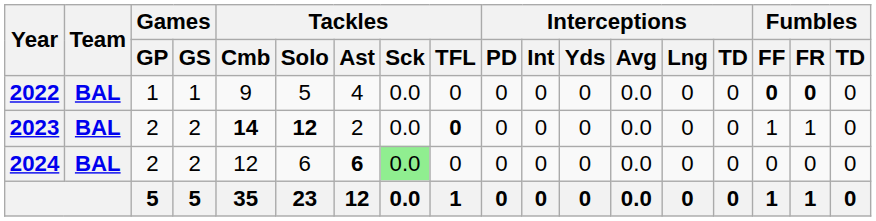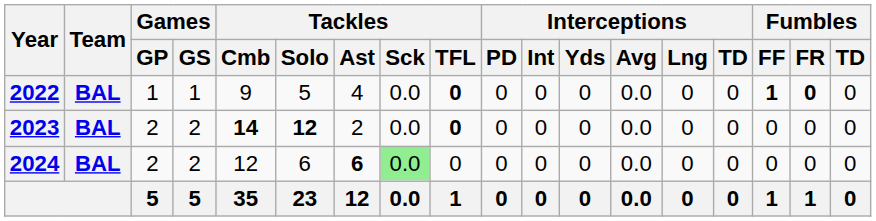(455, 92) normal -> (455, 92) bold
(772, 92) 0 -> (772, 92) 1
(772, 127) 1 -> (772, 127) 0
(810, 127) 1 -> (810, 127) 0
